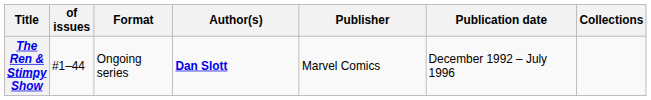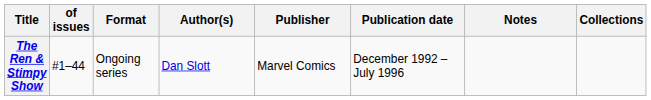+ column: (521, 20)
(201, 65) bold -> (186, 65) normal
